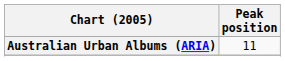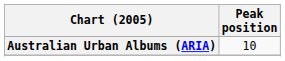(250, 46) 11 -> (250, 46) 10
